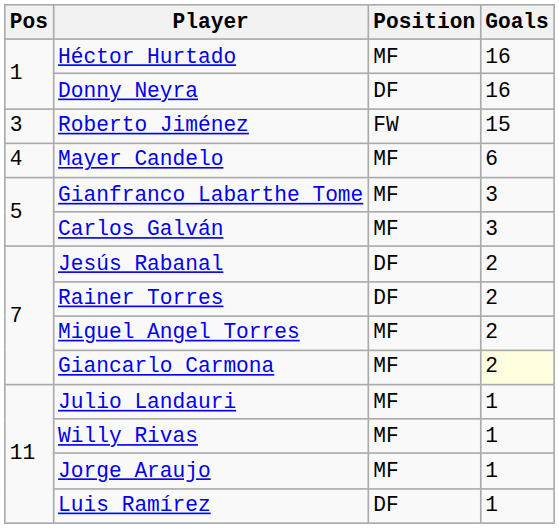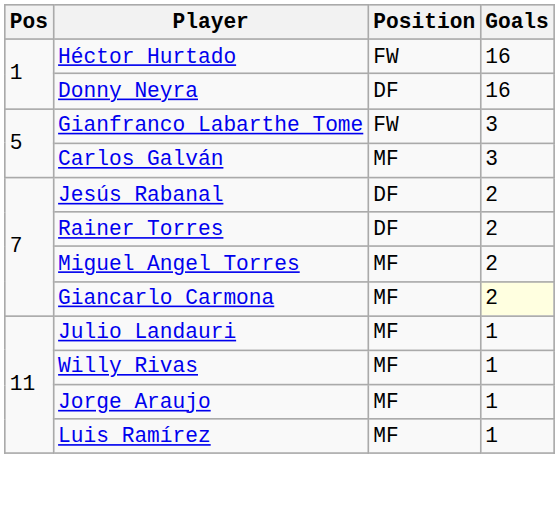(386, 57) MF -> (386, 57) FW
- row: (153, 126)
- row: (141, 160)
(386, 195) MF -> (386, 126) FW
(386, 506) DF -> (386, 437) MF
